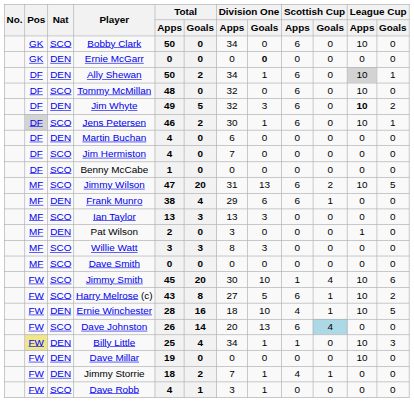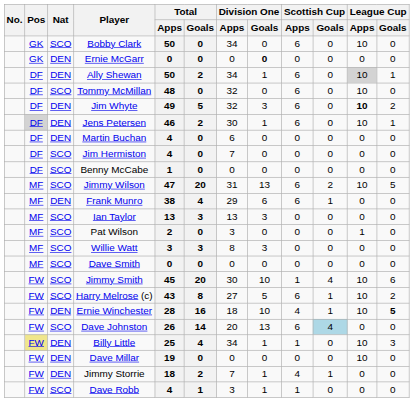(61, 122) SCO -> (61, 122) DEN
(61, 232) DEN -> (61, 232) SCO
(393, 311) normal -> (393, 311) bold
(297, 389) 0 -> (297, 389) 1
